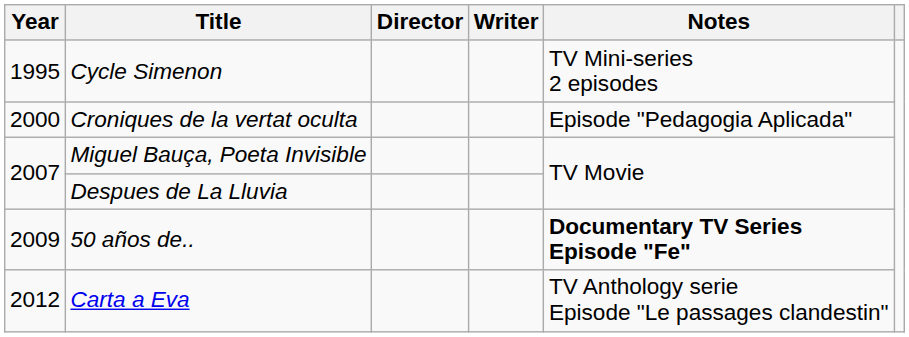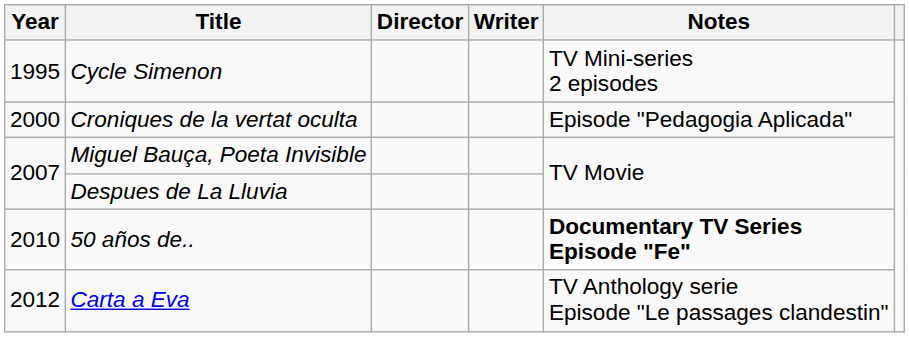(35, 239) 2009 -> (35, 239) 2010
